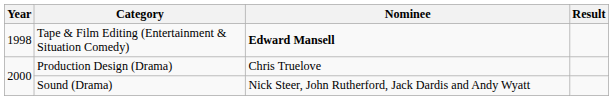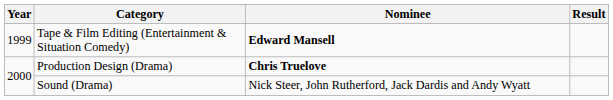(19, 40) 1998 -> (19, 40) 1999
(285, 66) normal -> (287, 66) bold
